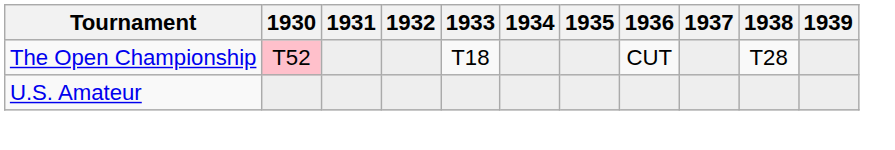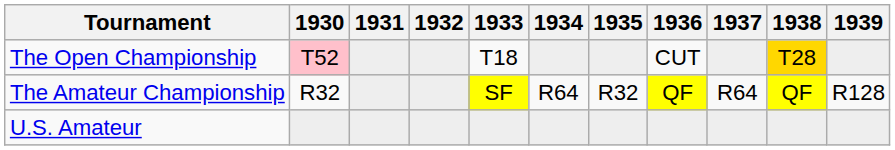(769, 58) no background -> (797, 58) gold background
+ row: (147, 93)
